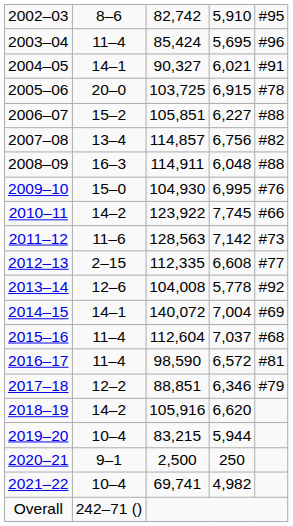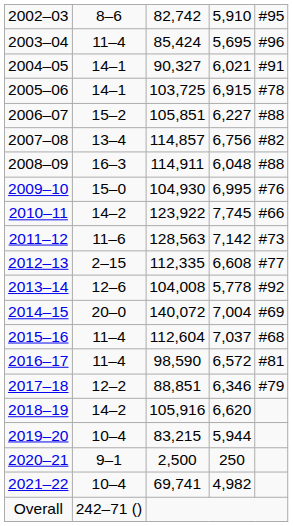(109, 90) 20–0 -> (109, 90) 14–1
(109, 312) 14–1 -> (109, 312) 20–0
